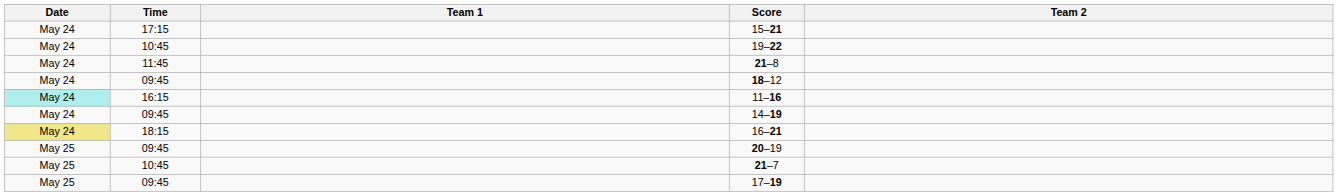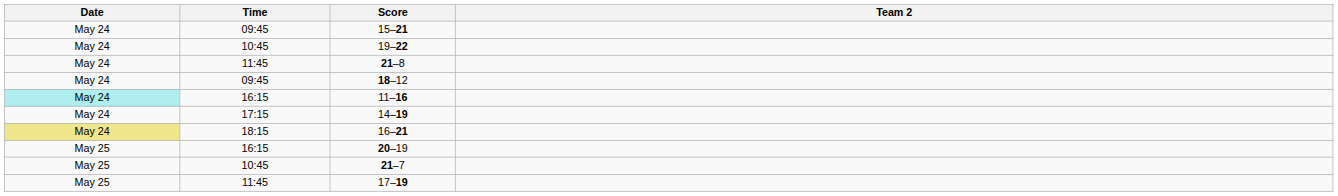- column: (465, 13)
(155, 30) 17:15 -> (255, 30) 09:45
(155, 115) 09:45 -> (255, 115) 17:15
(155, 149) 09:45 -> (255, 149) 16:15
(155, 183) 09:45 -> (255, 183) 11:45
